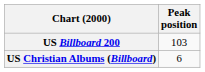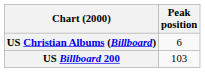rows swapped: (81, 42) <-> (81, 59)
